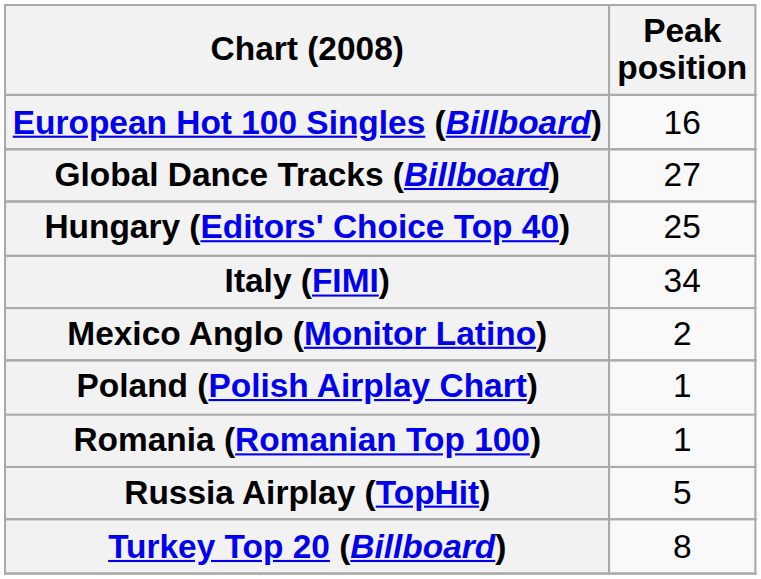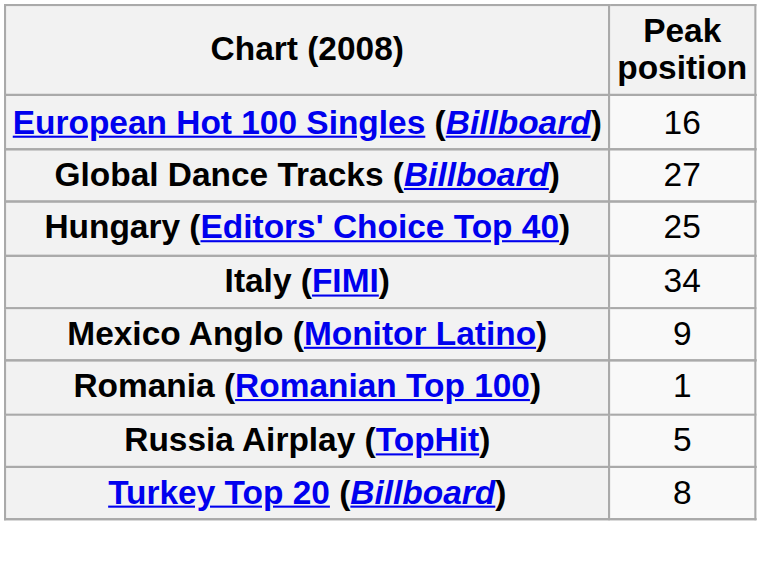(682, 333) 2 -> (682, 333) 9
- row: (307, 386)
